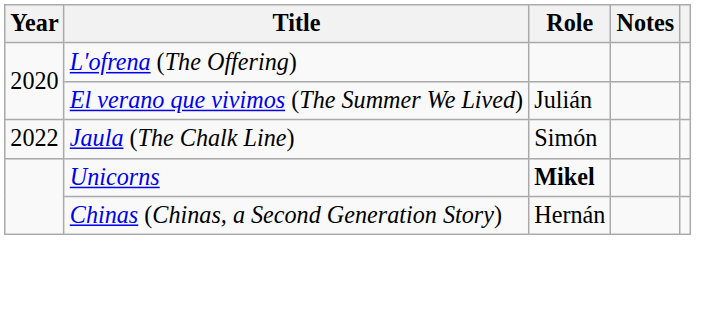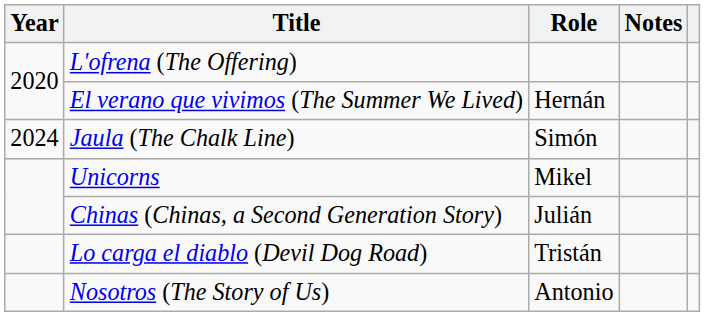(563, 100) Julián -> (570, 100) Hernán
(34, 138) 2022 -> (34, 138) 2024
(564, 176) bold -> (563, 176) normal
(570, 215) Hernán -> (563, 215) Julián
+ row: (249, 253)
+ row: (200, 291)
